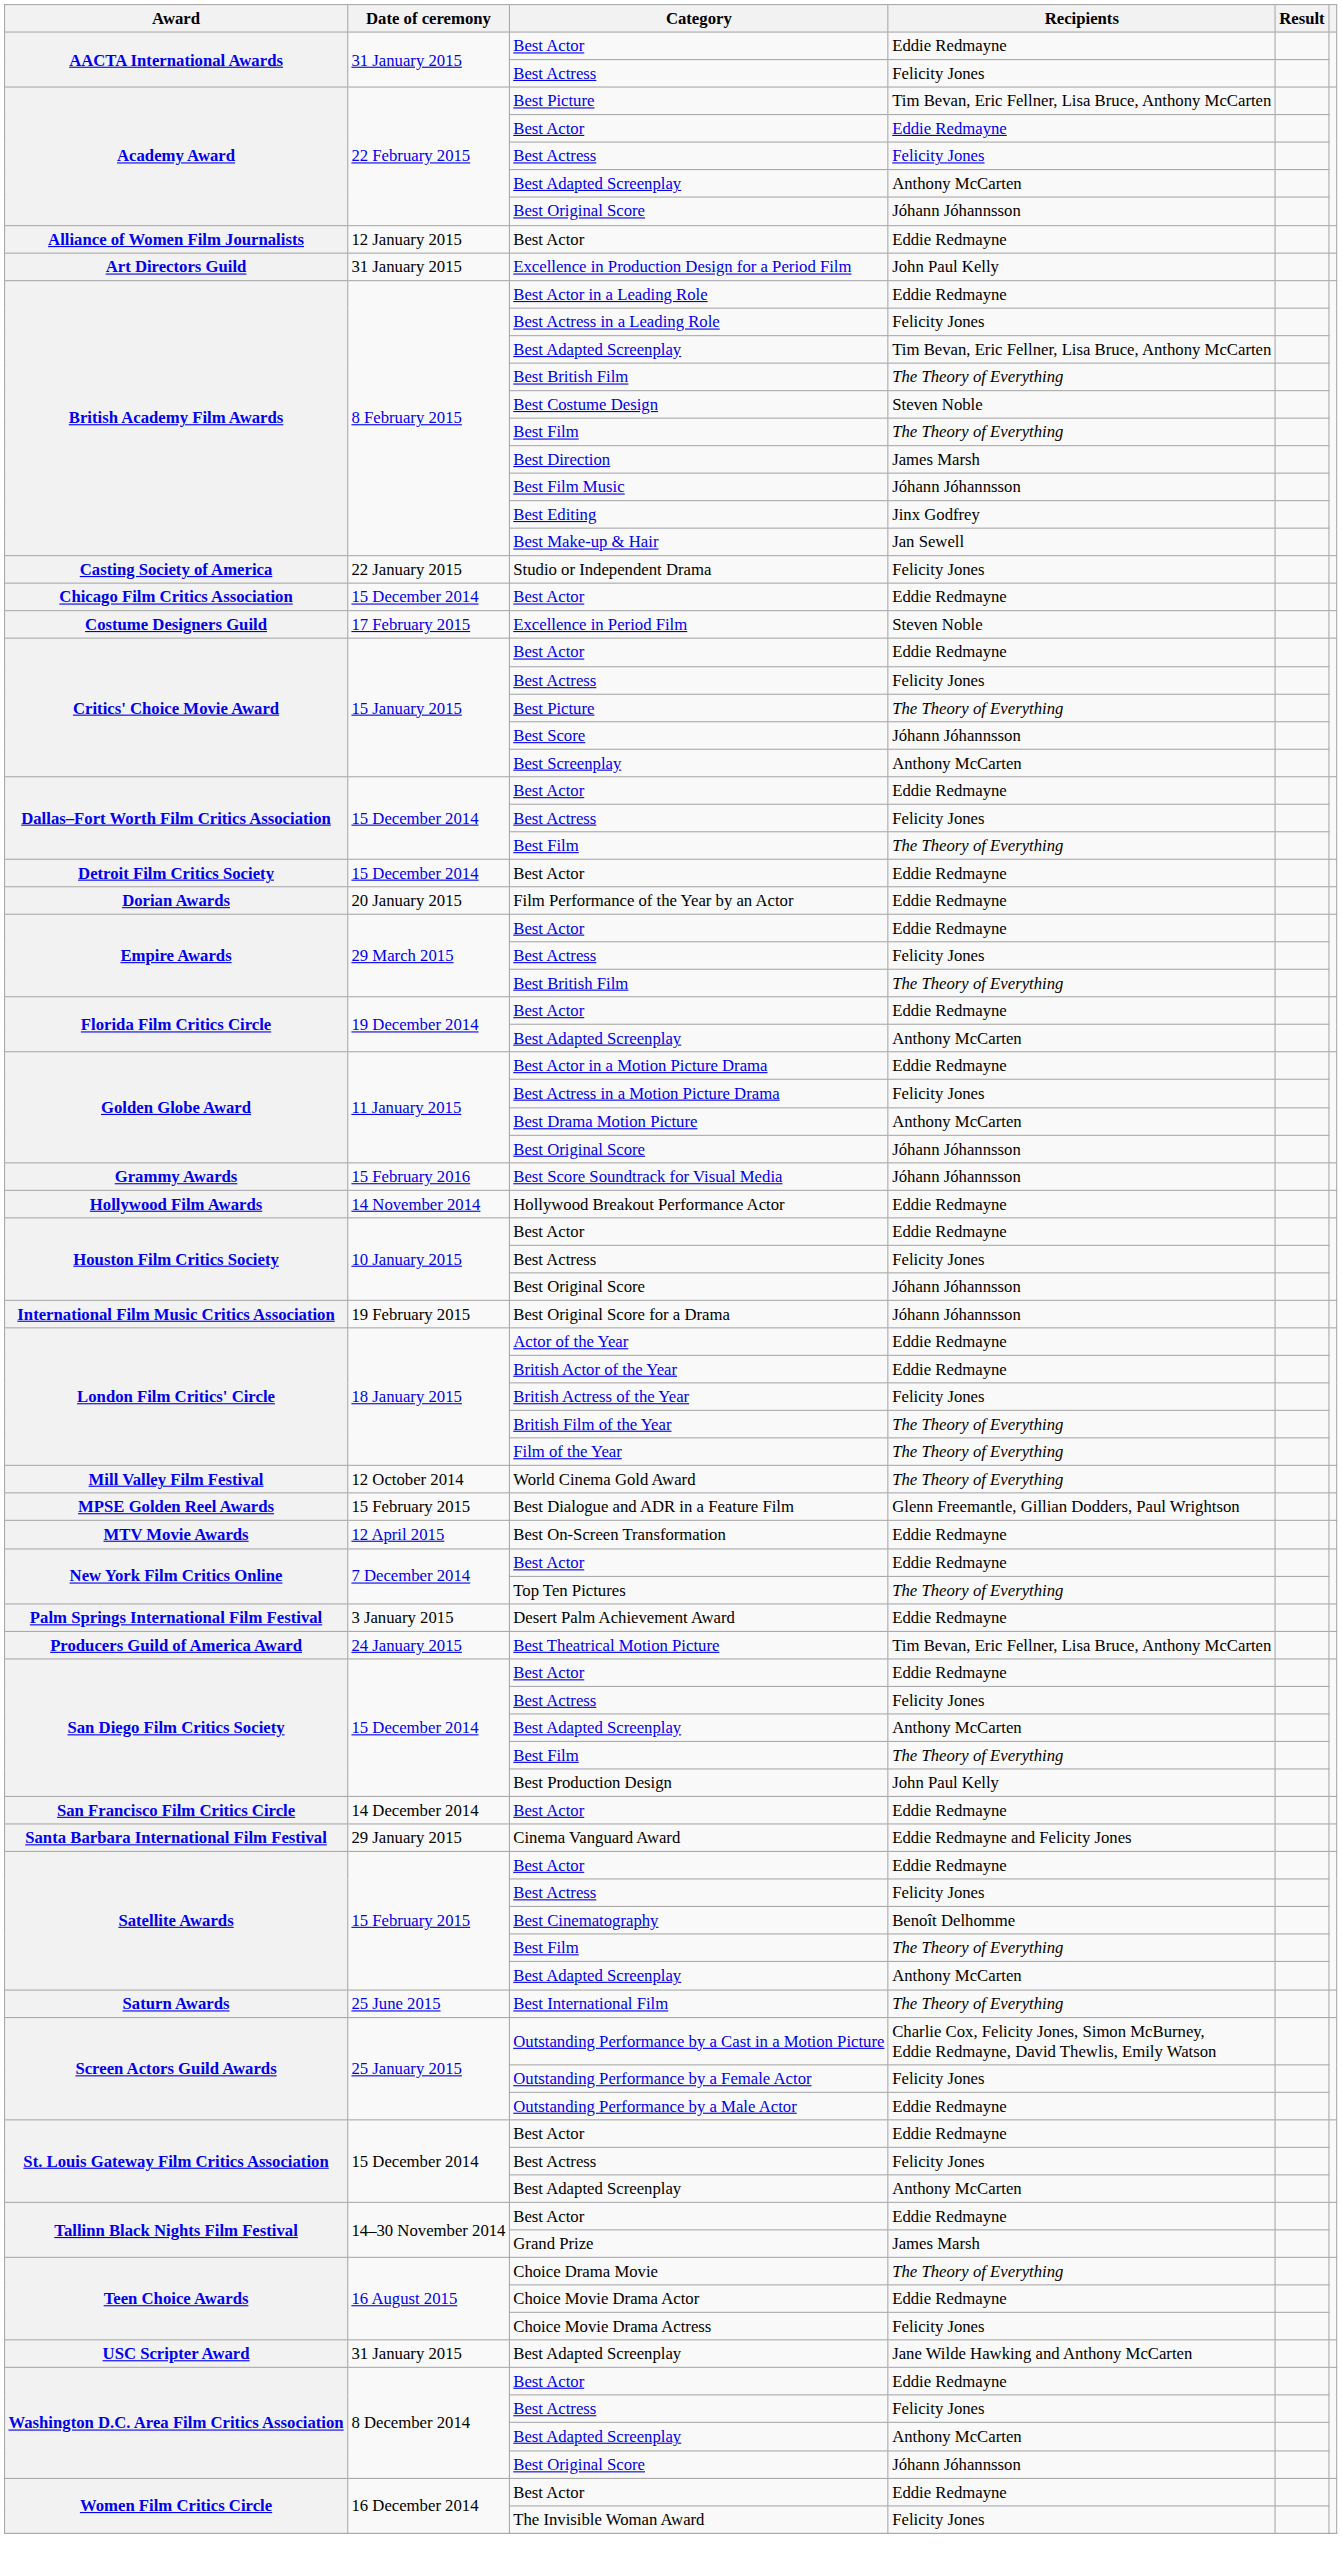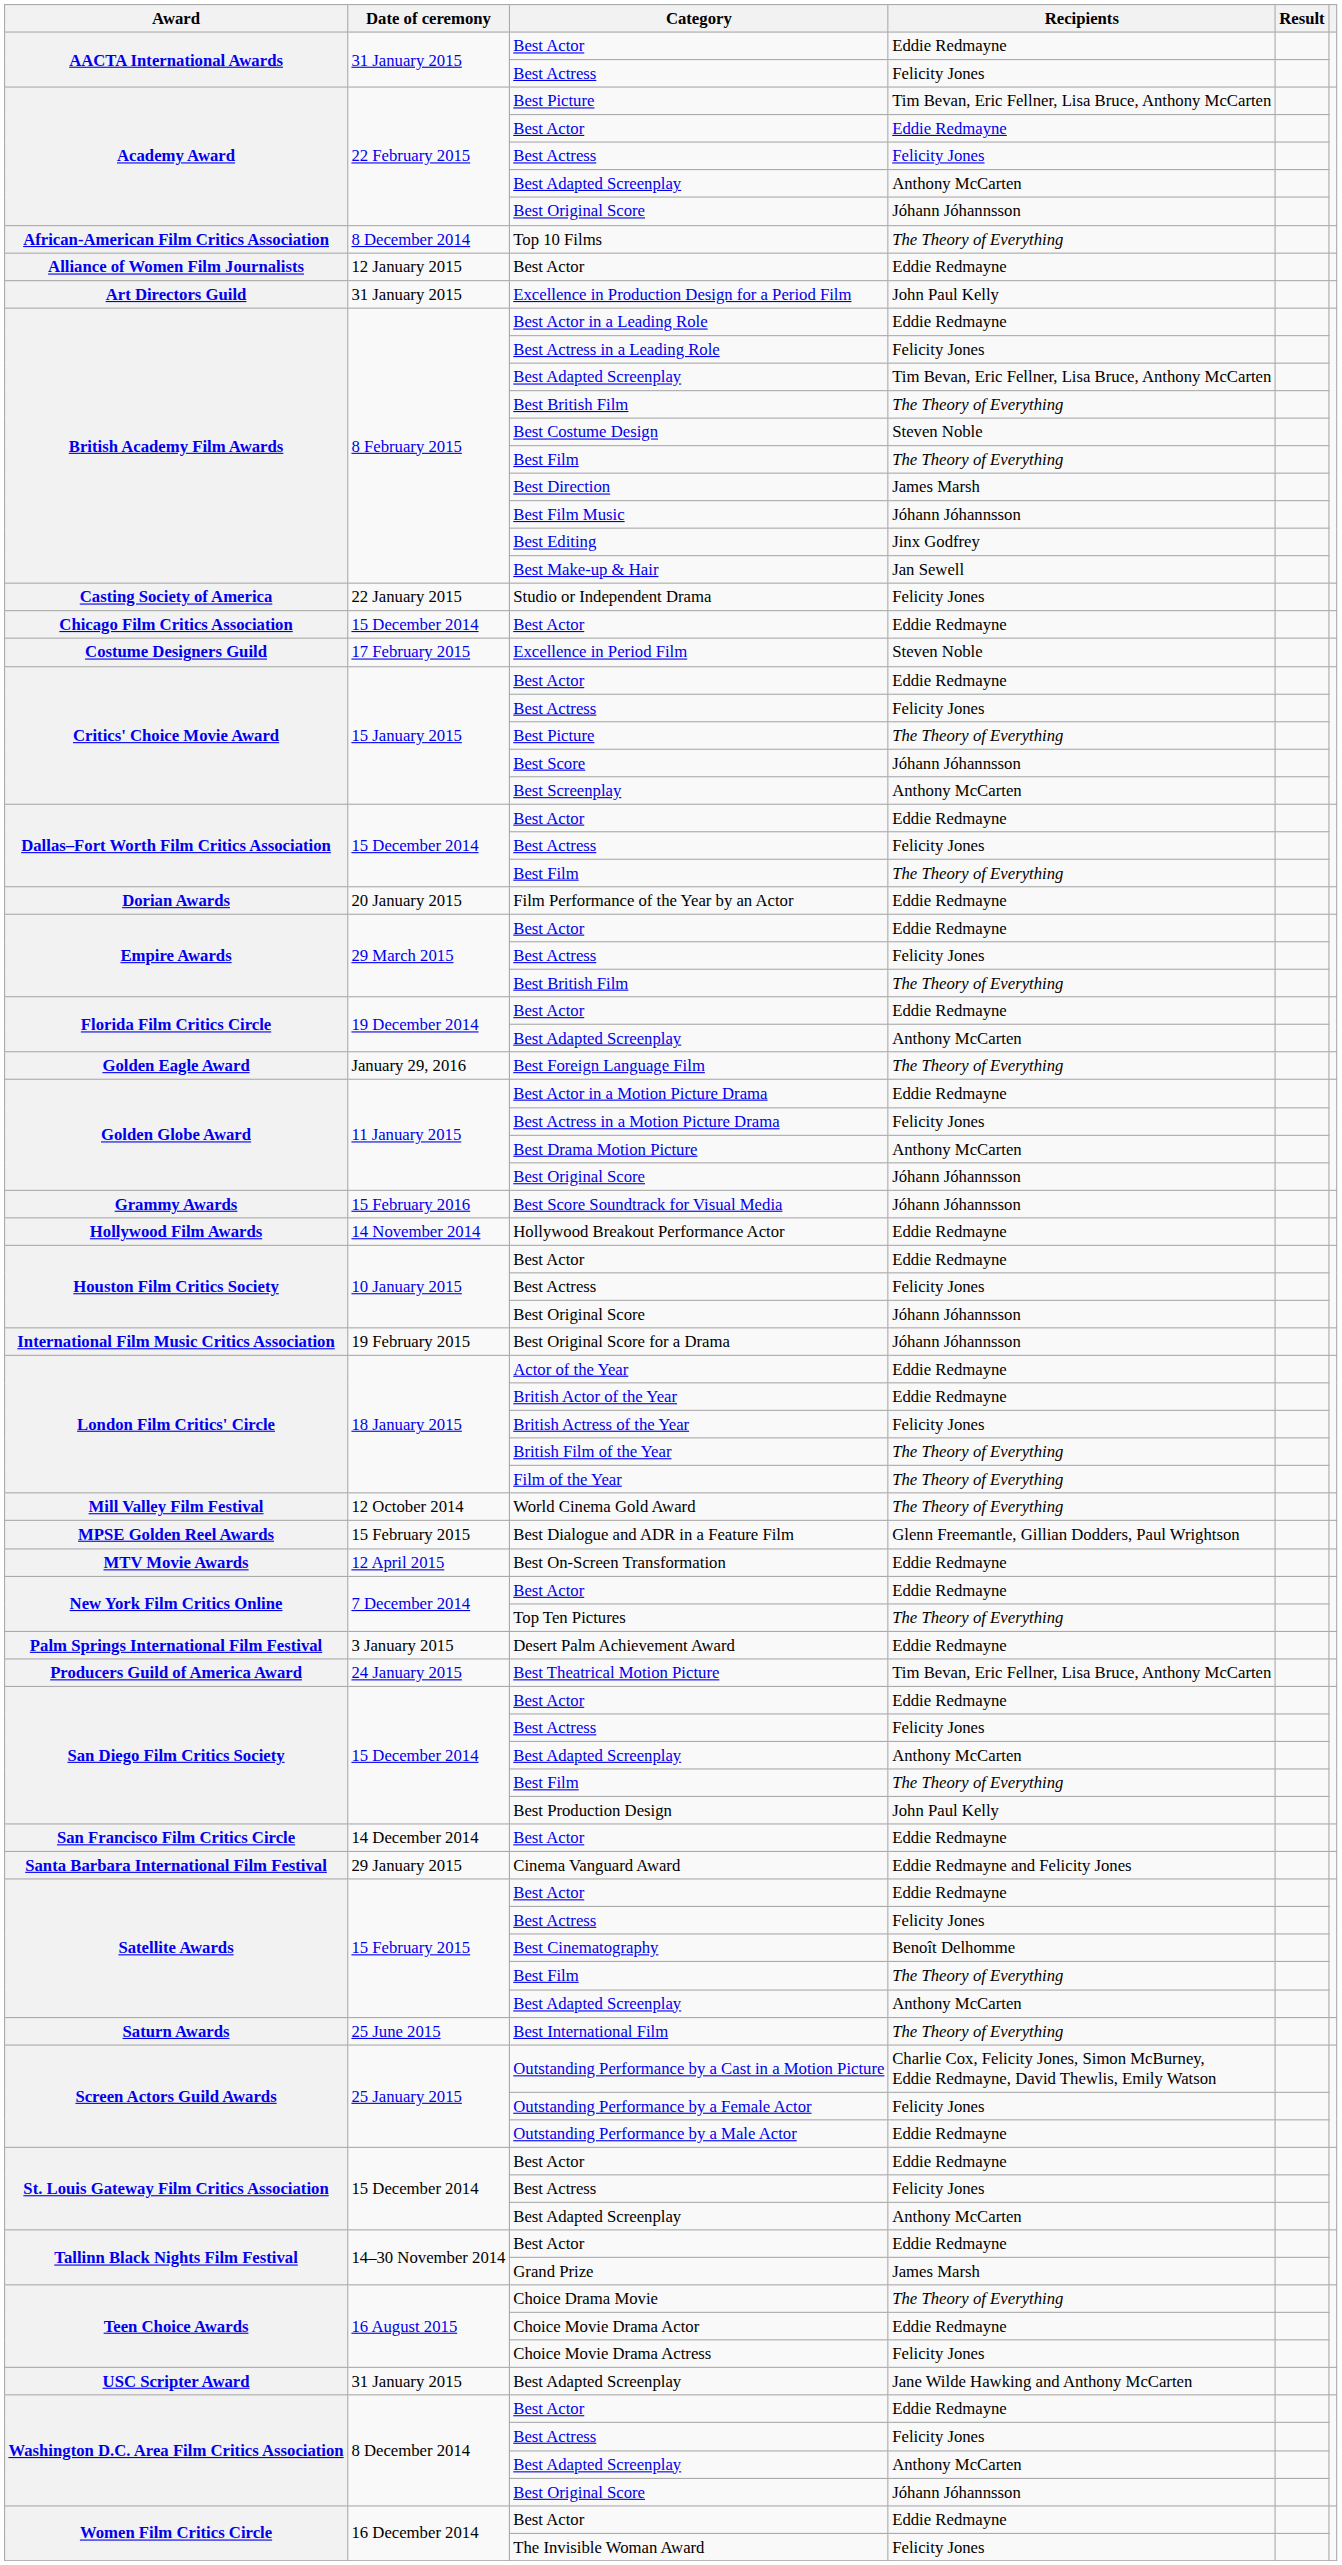+ row: (176, 239)
- row: (176, 873)
+ row: (176, 1066)
